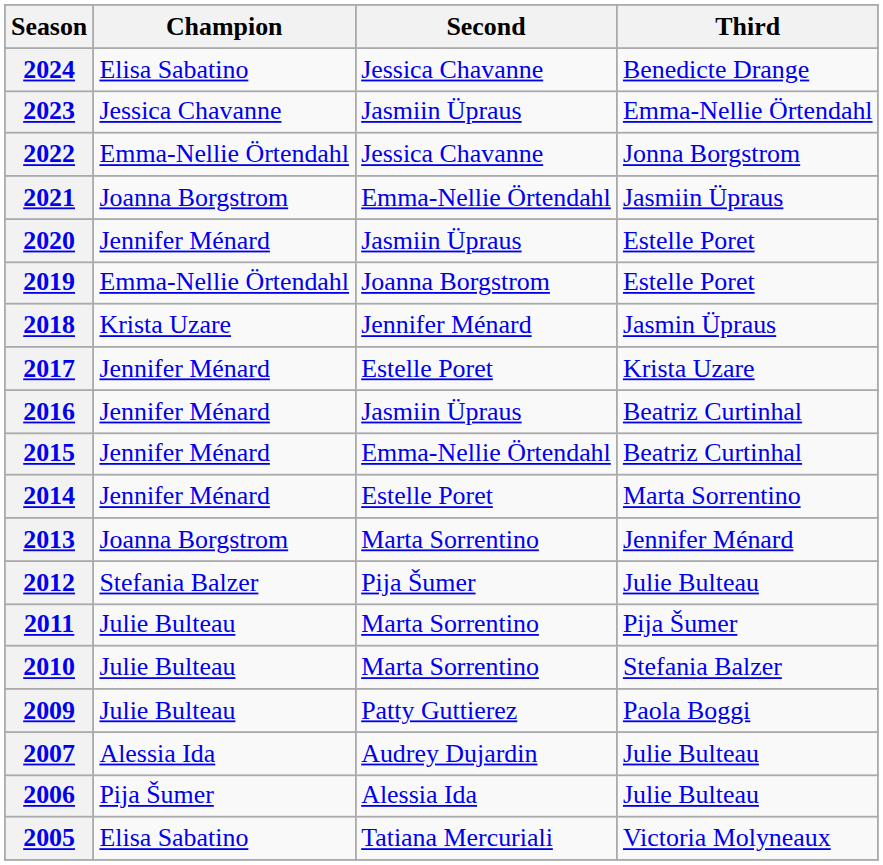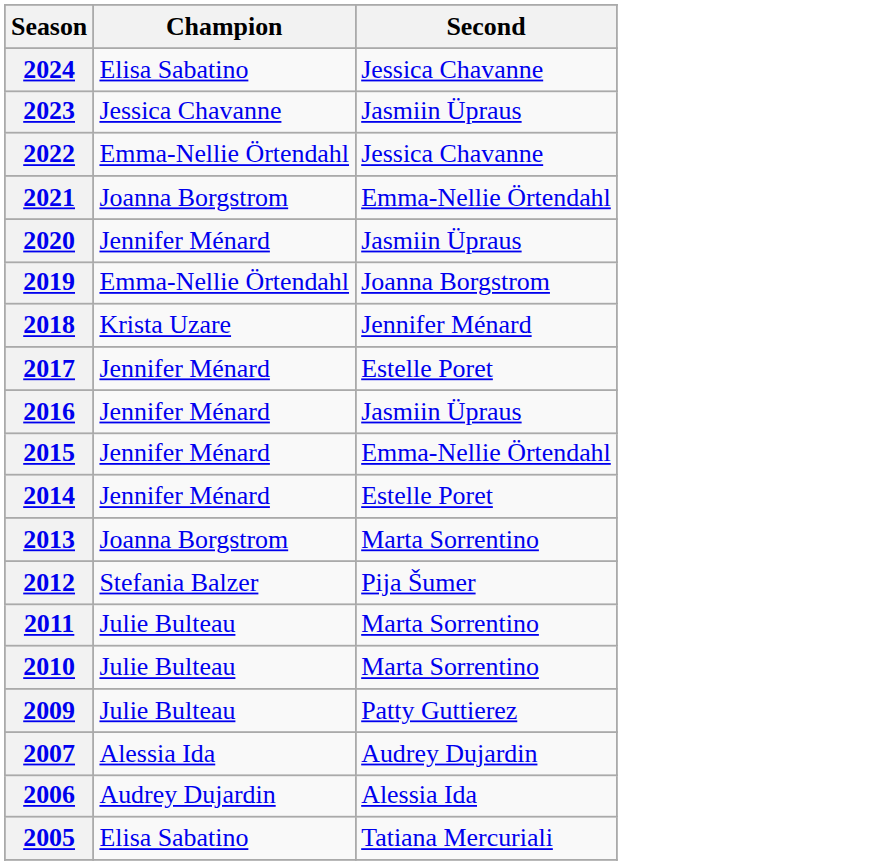- column: (748, 26)
(157, 795) Pija Šumer -> (188, 795) Audrey Dujardin
